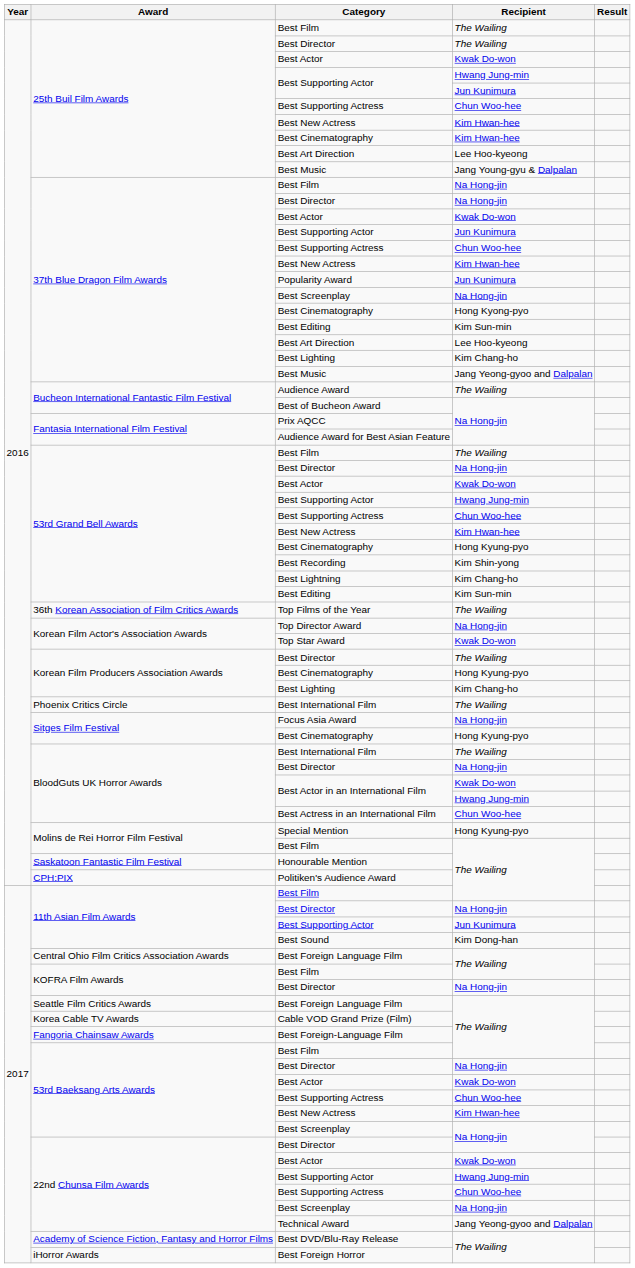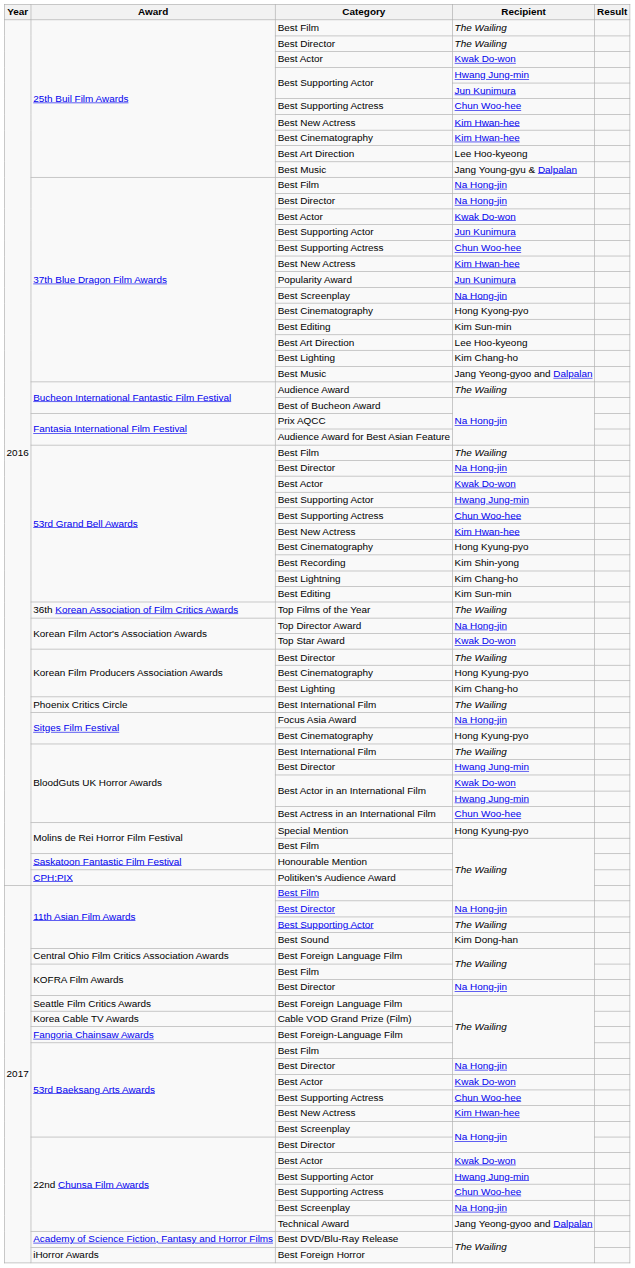(481, 767) Na Hong-jin -> (492, 767) Hwang Jung-min
(485, 924) Jun Kunimura -> (481, 924) The Wailing
